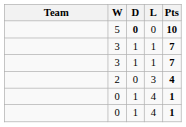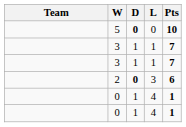(135, 79) normal -> (135, 79) bold
(172, 79) 4 -> (172, 79) 6
